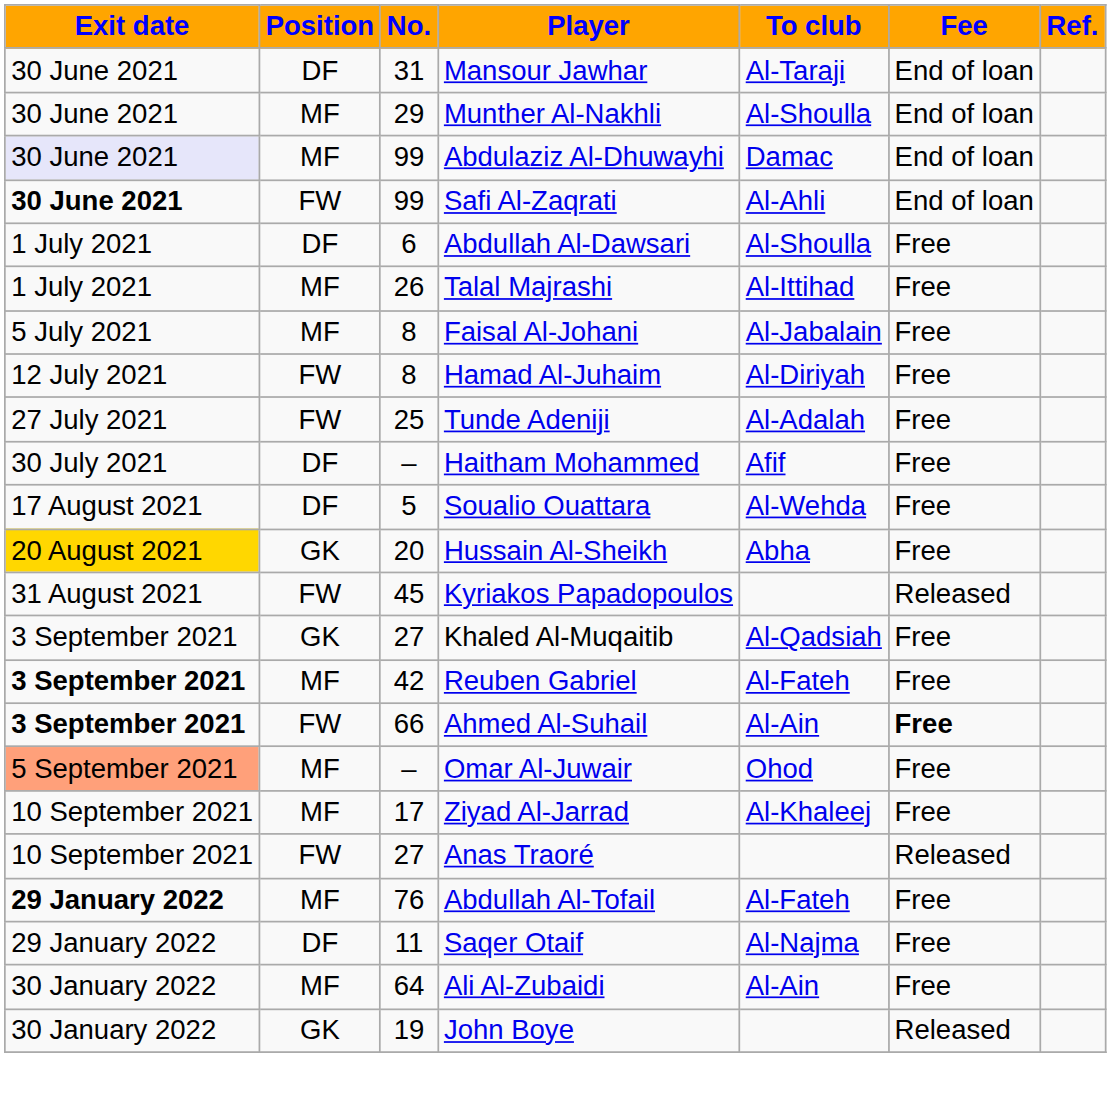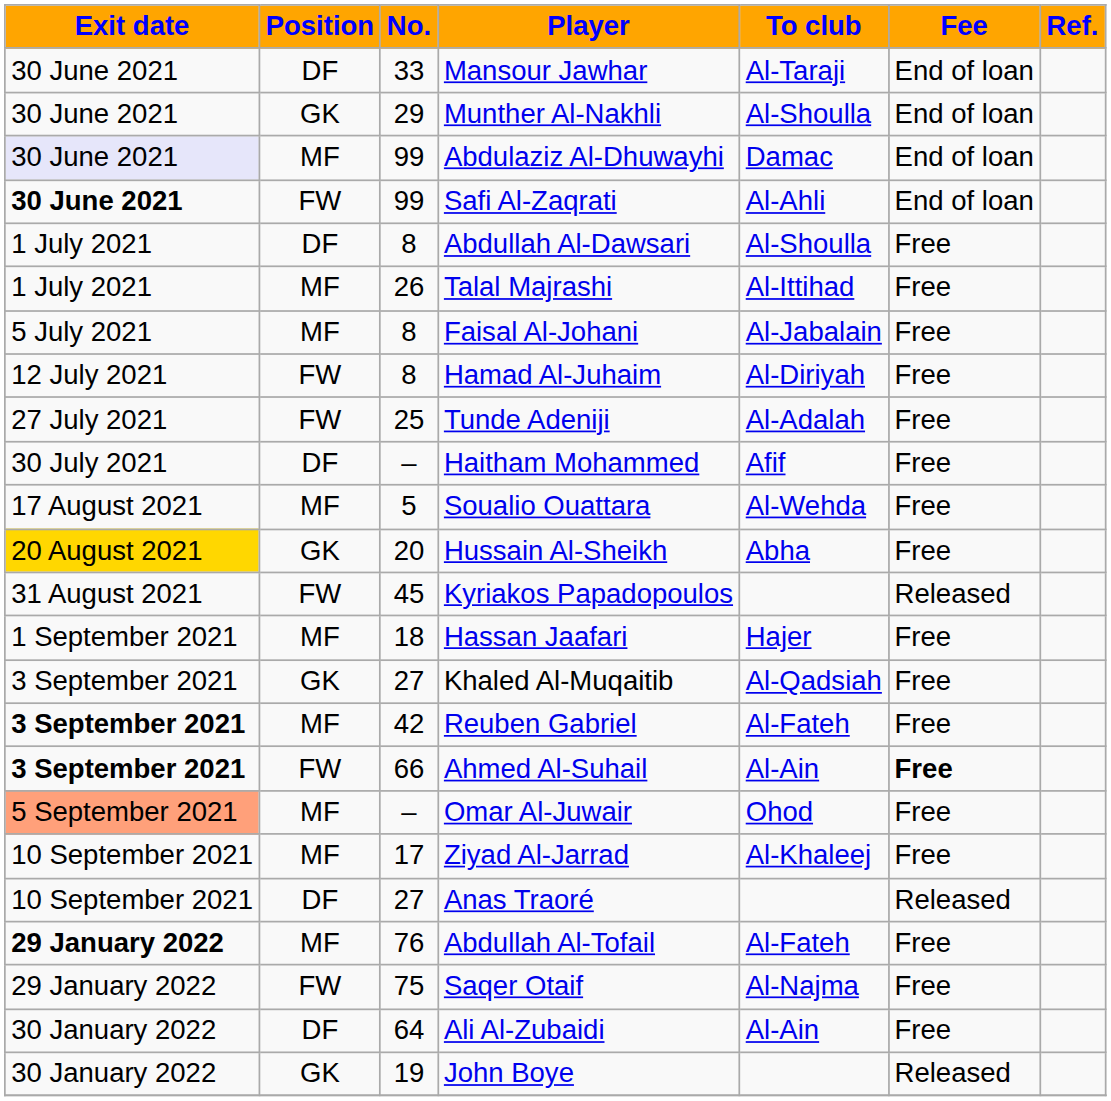(409, 69) 31 -> (409, 69) 33
(320, 113) MF -> (320, 113) GK
(409, 244) 6 -> (409, 244) 8
(320, 506) DF -> (320, 506) MF
+ row: (536, 637)
(320, 855) FW -> (320, 899) DF
(320, 942) DF -> (320, 986) FW
(409, 942) 11 -> (409, 986) 75
(320, 986) MF -> (320, 1030) DF
